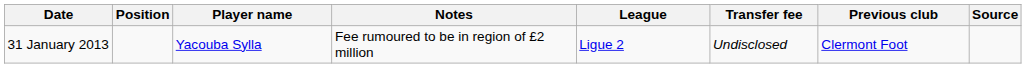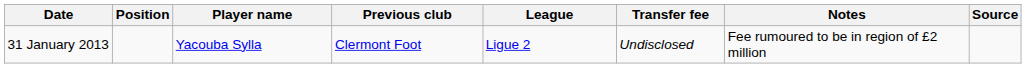columns swapped: (894, 15) <-> (454, 15)
